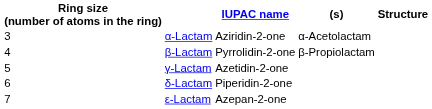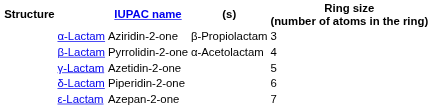columns swapped: (83, 15) <-> (403, 15)
(335, 37) α-Acetolactam -> (229, 37) β-Propiolactam
(337, 52) β-Propiolactam -> (227, 52) α-Acetolactam
